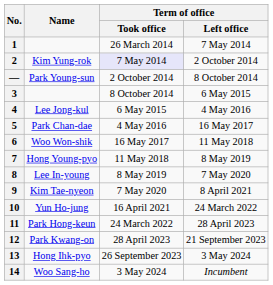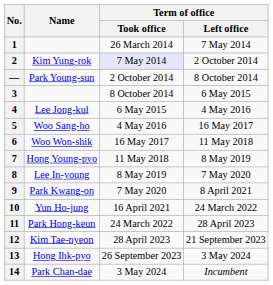(62, 126) Park Chan-dae -> (62, 126) Woo Sang-ho
(62, 191) Kim Tae-nyeon -> (62, 191) Park Kwang-on
(62, 239) Park Kwang-on -> (62, 239) Kim Tae-nyeon
(62, 272) Woo Sang-ho -> (62, 272) Park Chan-dae
